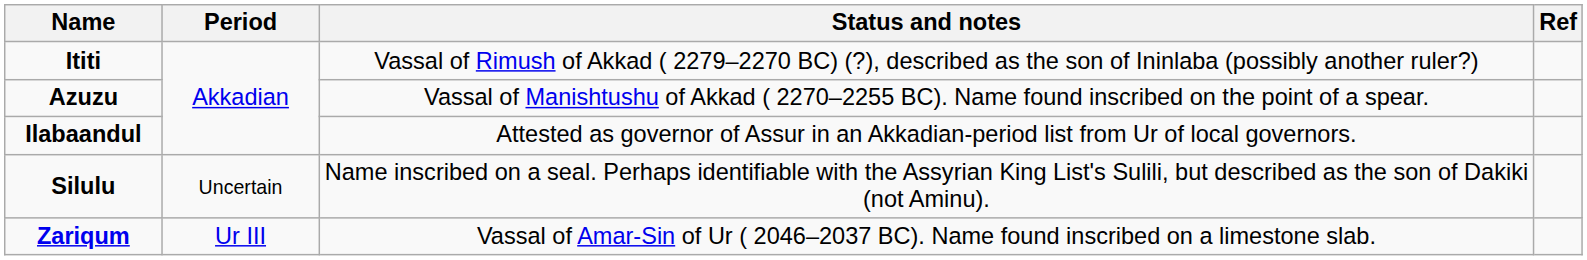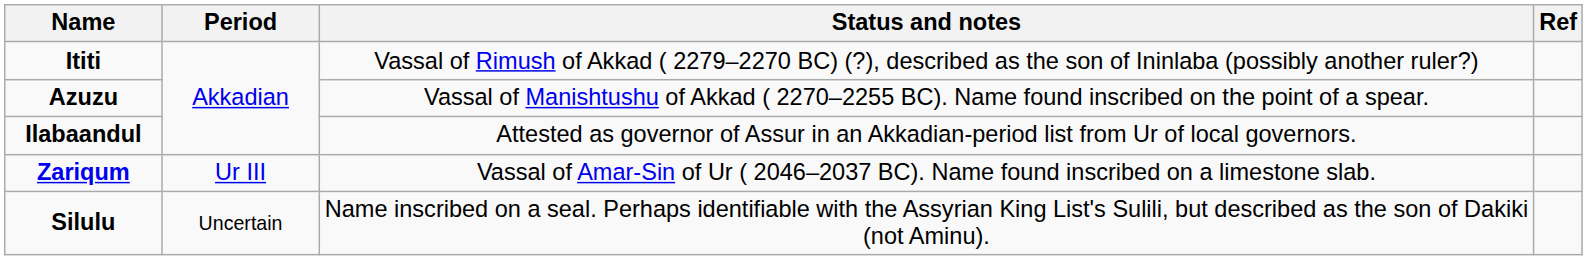rows swapped: (83, 236) <-> (83, 185)
